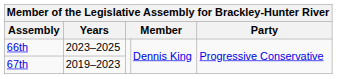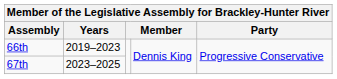(93, 47) 2023–2025 -> (93, 47) 2019–2023
(93, 64) 2019–2023 -> (93, 64) 2023–2025
